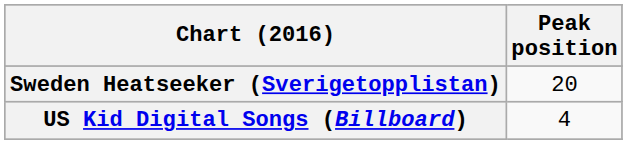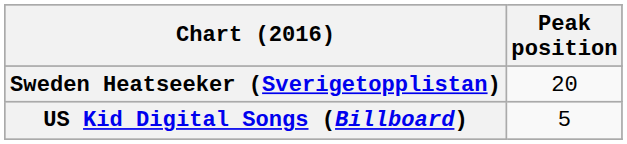(564, 120) 4 -> (564, 120) 5
